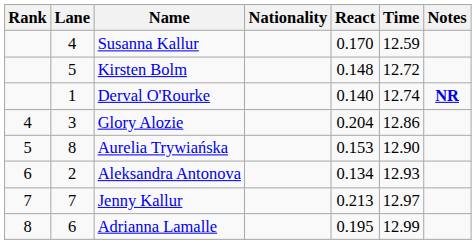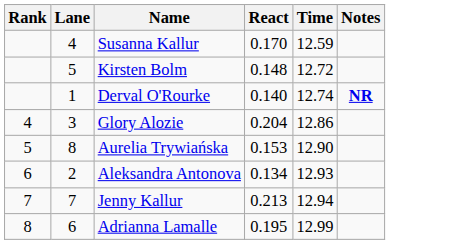- column: (288, 17)
(401, 200) 12.97 -> (315, 200) 12.94
